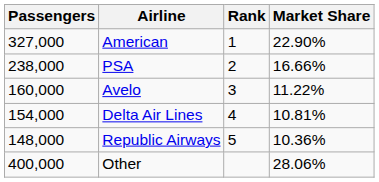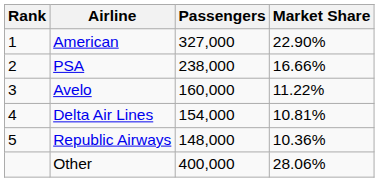columns swapped: (247, 16) <-> (52, 16)
